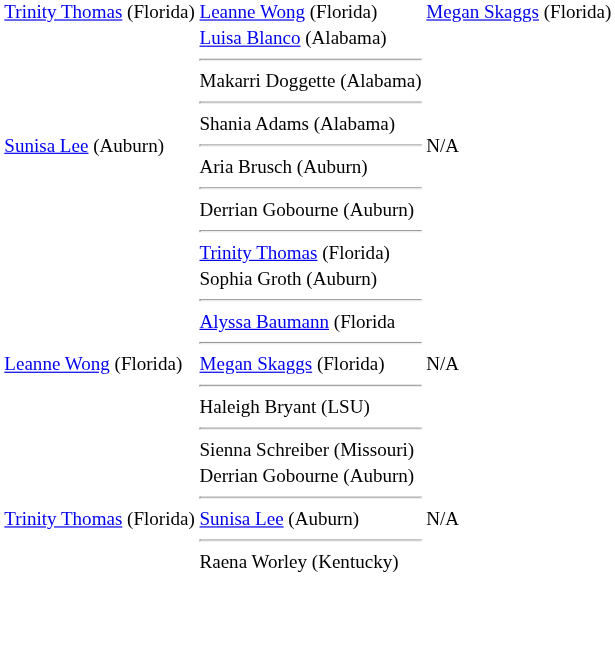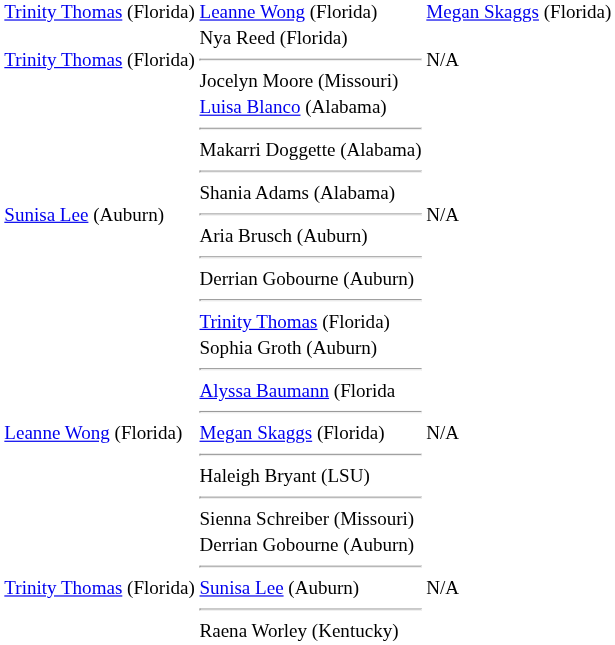+ row: (311, 59)
